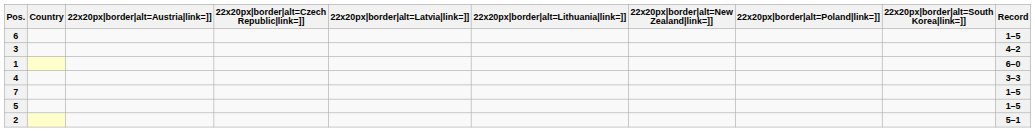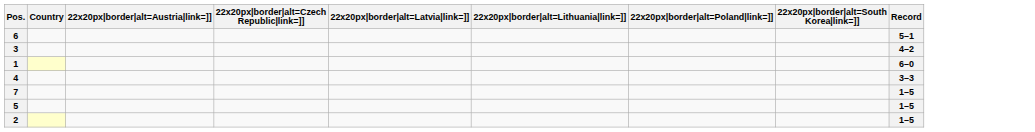- column: (682, 17)
(1013, 36) 1–5 -> (906, 36) 5–1
(1013, 120) 5–1 -> (906, 120) 1–5
